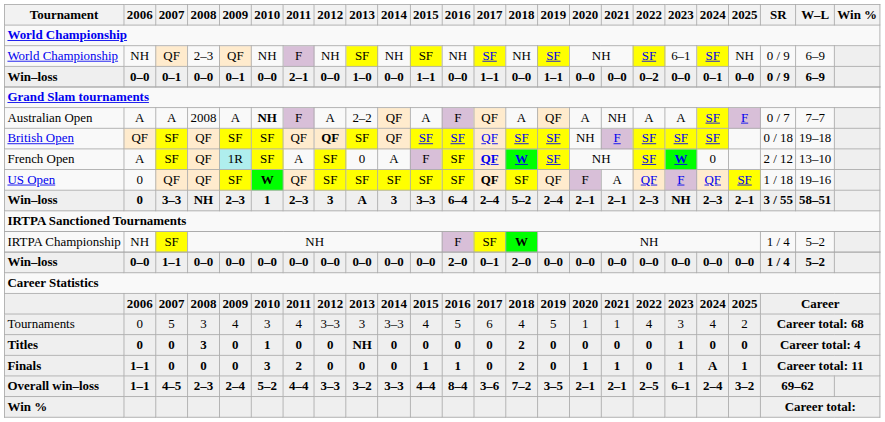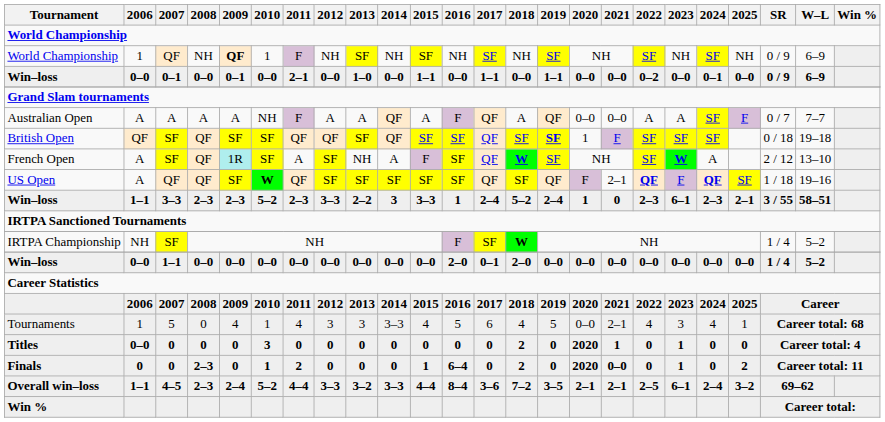(140, 56) NH -> (140, 56) 1
(203, 56) 2–3 -> (203, 56) NH
(235, 56) normal -> (235, 56) bold
(267, 56) NH -> (267, 56) 1
(681, 56) 6–1 -> (681, 56) NH
(203, 118) 2008 -> (203, 118) A
(267, 118) bold -> (267, 118) normal
(362, 118) 2–2 -> (362, 118) A
(585, 118) A -> (585, 118) 0–0
(617, 118) NH -> (617, 118) 0–0
(330, 138) bold -> (330, 138) normal
(553, 138) normal -> (553, 138) bold
(585, 138) NH -> (585, 138) 1
(362, 159) 0 -> (362, 159) NH
(490, 159) bold -> (490, 159) normal
(713, 159) 0 -> (713, 159) A
(140, 179) 0 -> (140, 179) A
(490, 179) bold -> (490, 179) normal
(617, 179) A -> (617, 179) 2–1
(649, 179) normal -> (649, 179) bold
(713, 179) normal -> (713, 179) bold
(140, 200) 0 -> (140, 200) 1–1
(203, 200) NH -> (203, 200) 2–3
(267, 200) 1 -> (267, 200) 5–2
(330, 200) 3 -> (330, 200) 3–3
(362, 200) A -> (362, 200) 2–2
(458, 200) 6–4 -> (458, 200) 1
(585, 200) 2–1 -> (585, 200) 1
(617, 200) 2–1 -> (617, 200) 0
(681, 200) NH -> (681, 200) 6–1
(140, 324) 0 -> (140, 324) 1
(203, 324) 3 -> (203, 324) 0
(267, 324) 3 -> (267, 324) 1
(330, 324) 3–3 -> (330, 324) 3
(585, 324) 1 -> (585, 324) 0–0
(617, 324) 1 -> (617, 324) 2–1
(745, 324) 2 -> (745, 324) 1
(140, 345) 0 -> (140, 345) 0–0
(203, 345) 3 -> (203, 345) 0
(267, 345) 1 -> (267, 345) 3
(362, 345) NH -> (362, 345) 0
(585, 345) 0 -> (585, 345) 2020
(617, 345) 0 -> (617, 345) 1
(140, 365) 1–1 -> (140, 365) 0
(203, 365) 0 -> (203, 365) 2–3
(267, 365) 3 -> (267, 365) 1
(458, 365) 1 -> (458, 365) 6–4
(585, 365) 1 -> (585, 365) 2020
(617, 365) 1 -> (617, 365) 0–0
(713, 365) A -> (713, 365) 0
(745, 365) 1 -> (745, 365) 2
